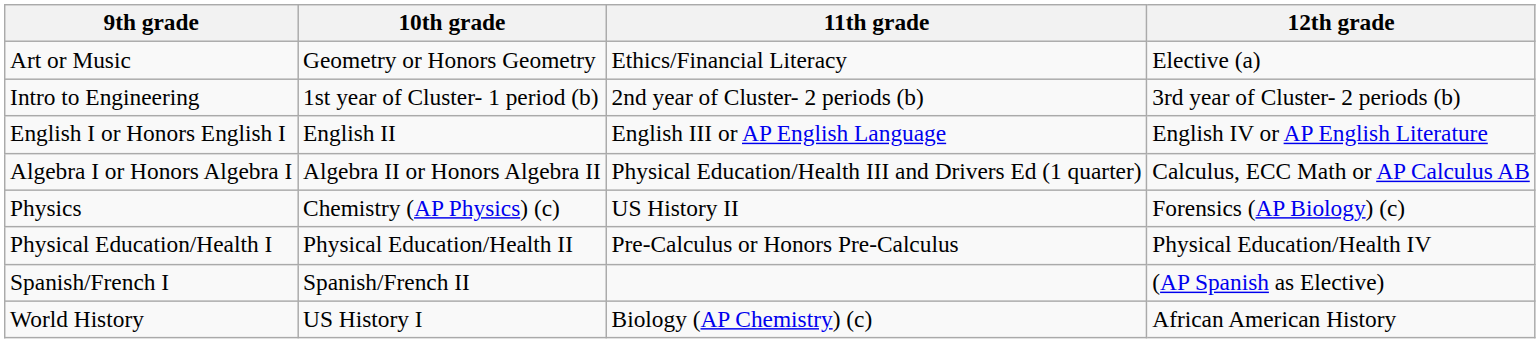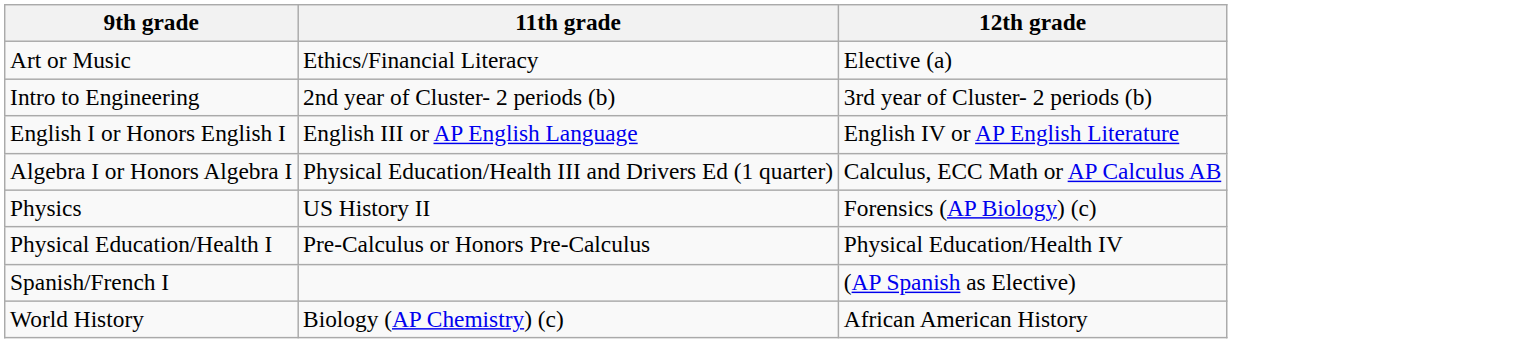- column: (452, 23)
